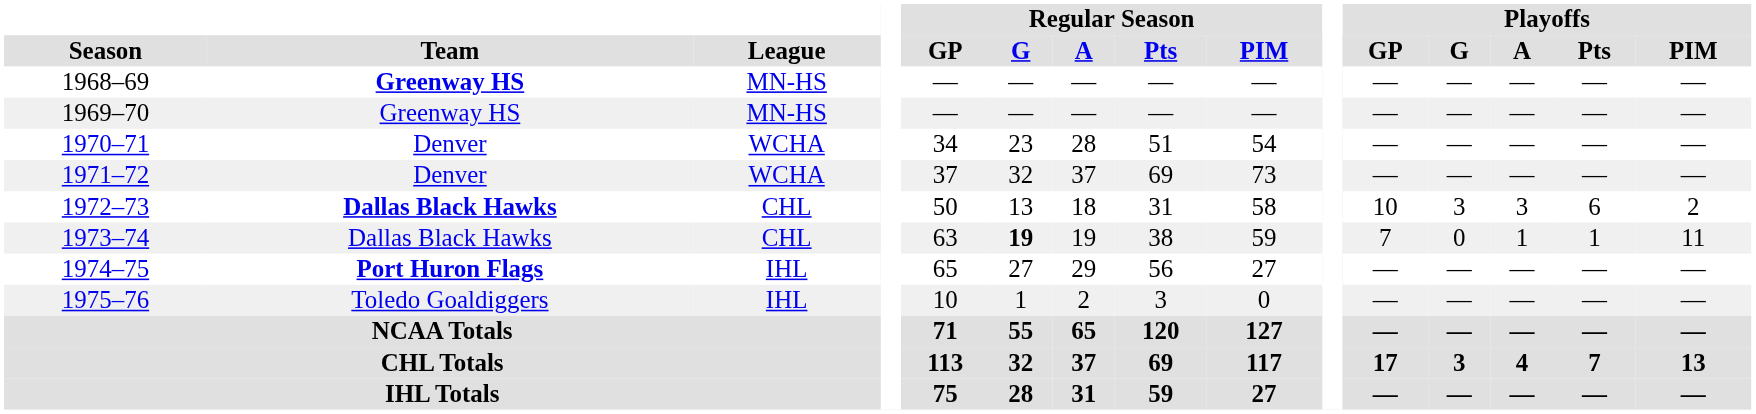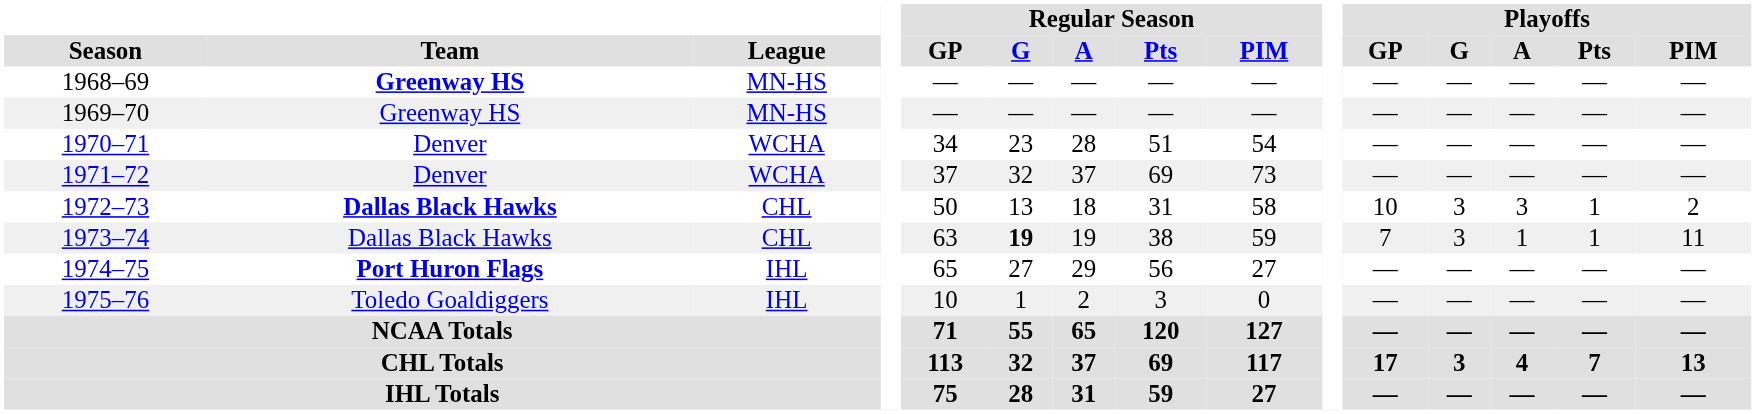(1594, 206) 6 -> (1594, 206) 1
(1459, 237) 0 -> (1459, 237) 3
